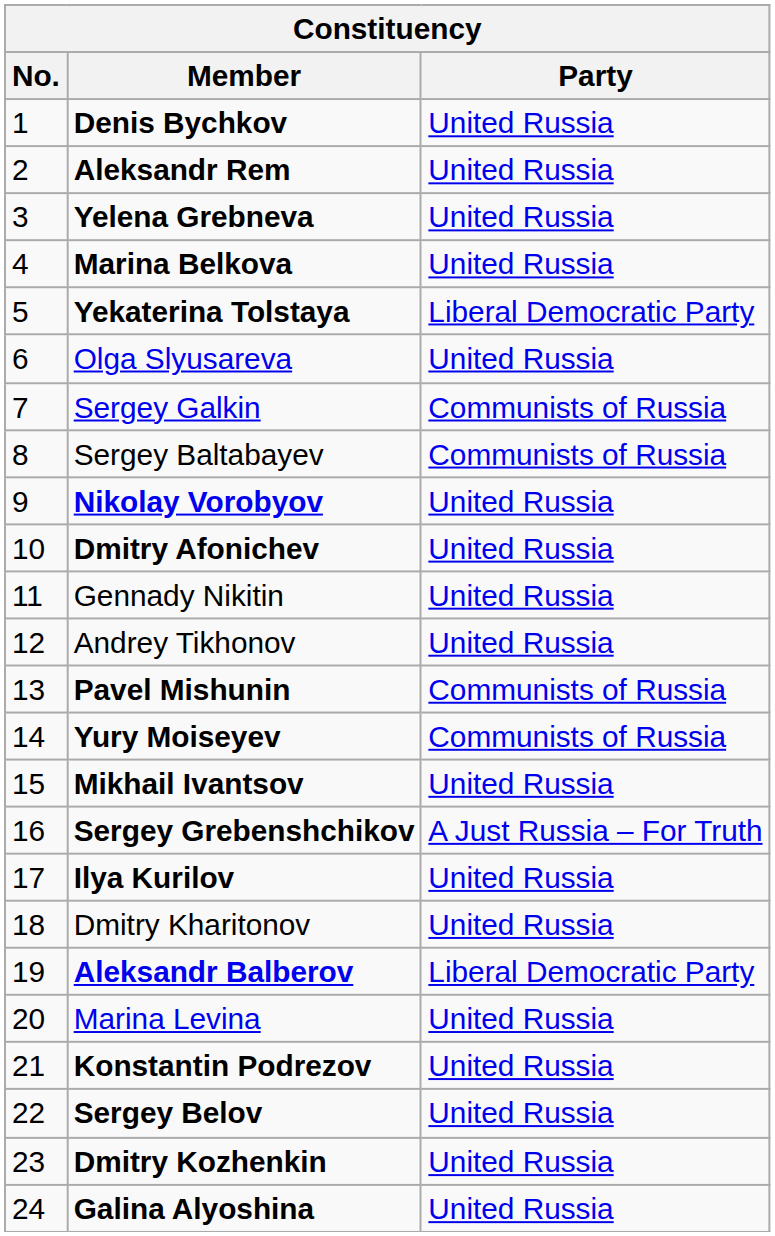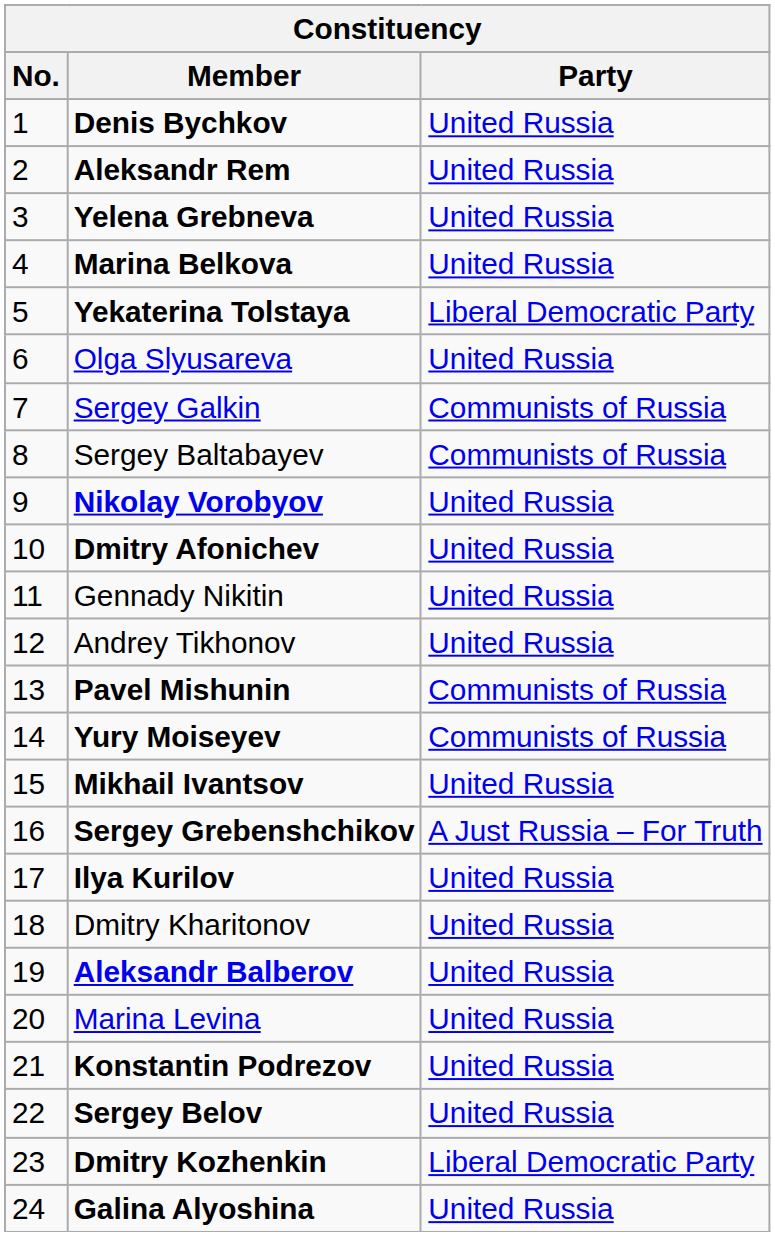(591, 972) Liberal Democratic Party -> (521, 972) United Russia
(521, 1161) United Russia -> (591, 1161) Liberal Democratic Party
